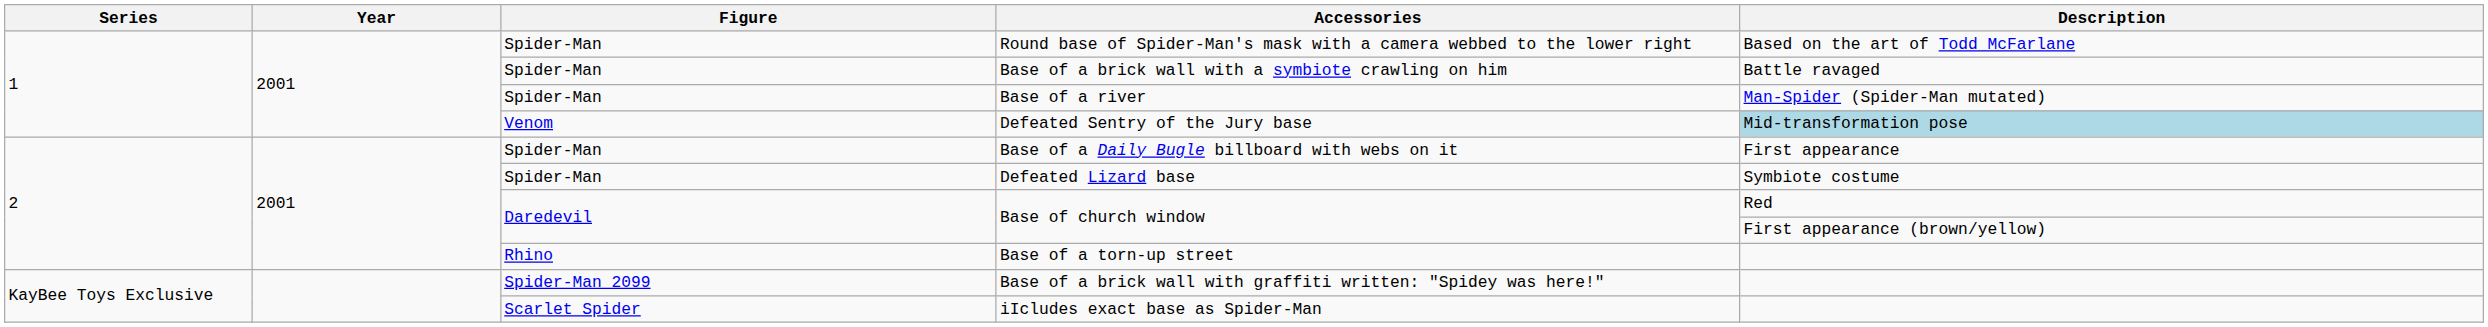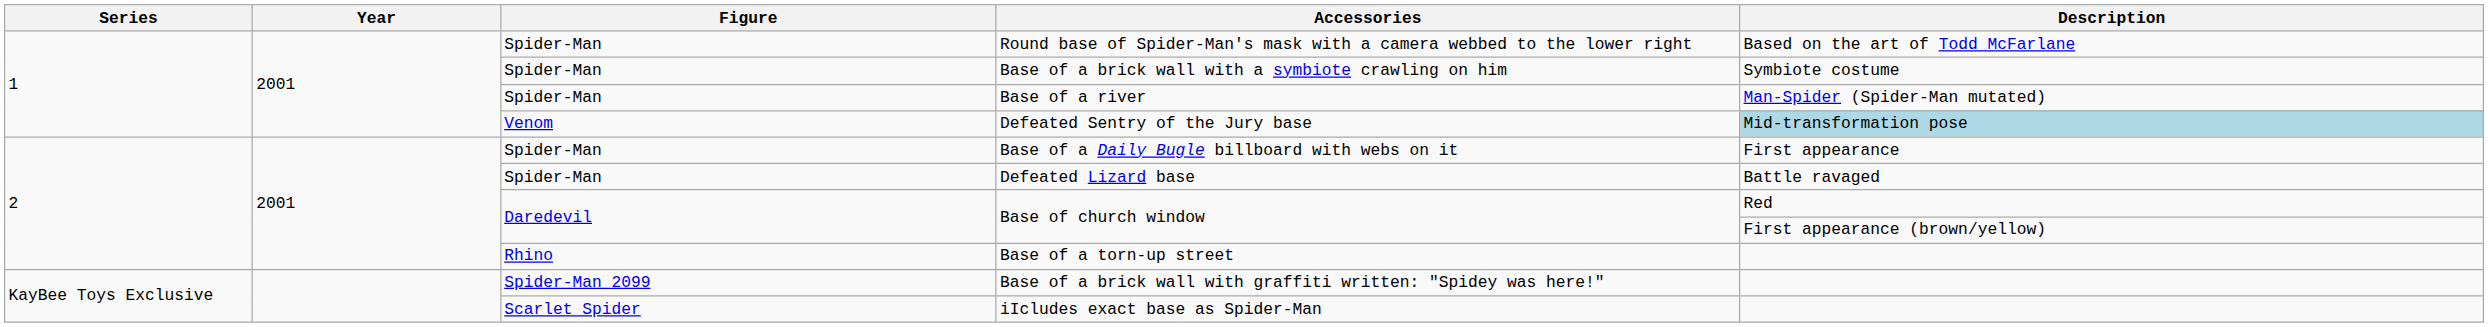(1812, 71) Battle ravaged -> (1822, 71) Symbiote costume
(1822, 177) Symbiote costume -> (1812, 177) Battle ravaged
